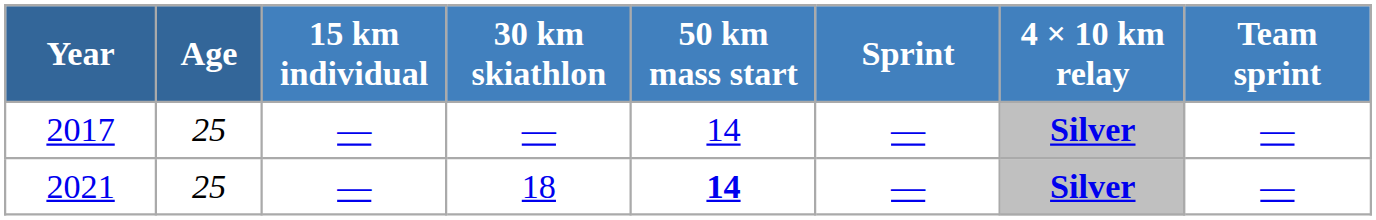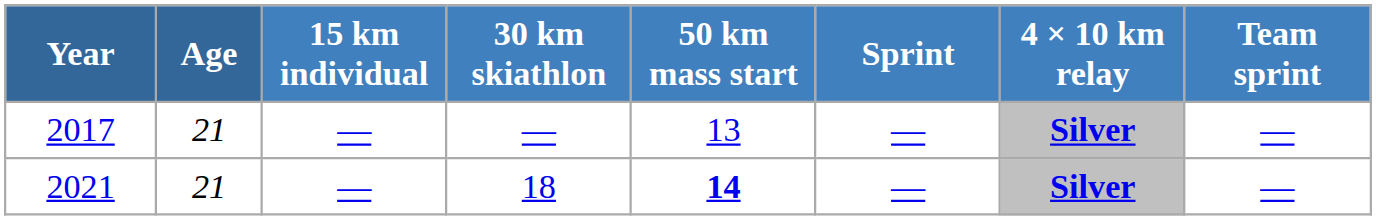(209, 129) 25 -> (209, 129) 21
(724, 129) 14 -> (724, 129) 13
(209, 186) 25 -> (209, 186) 21
